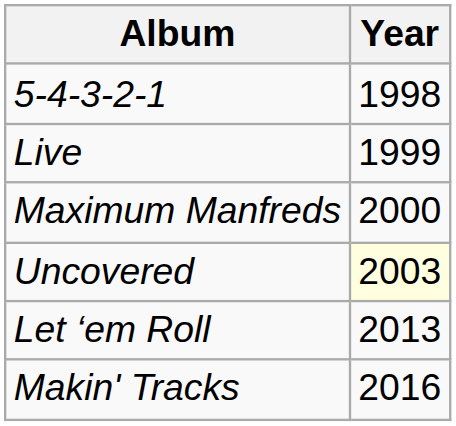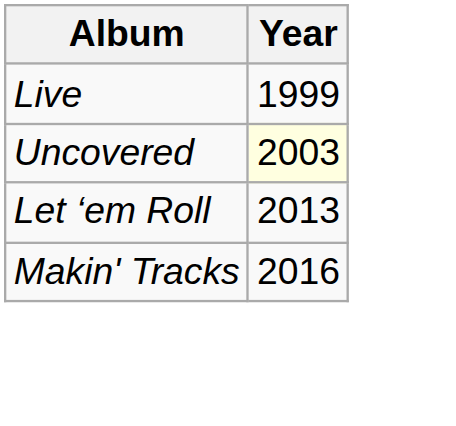- row: (90, 93)
- row: (177, 211)
